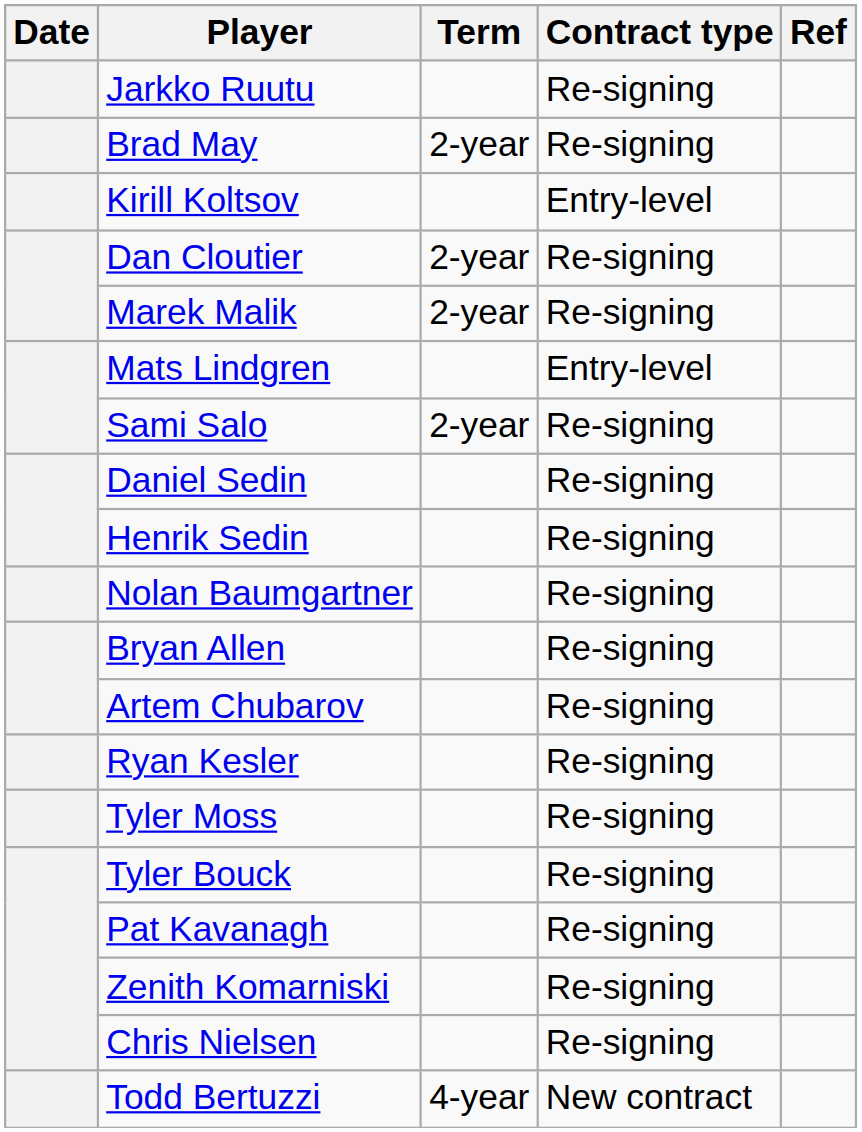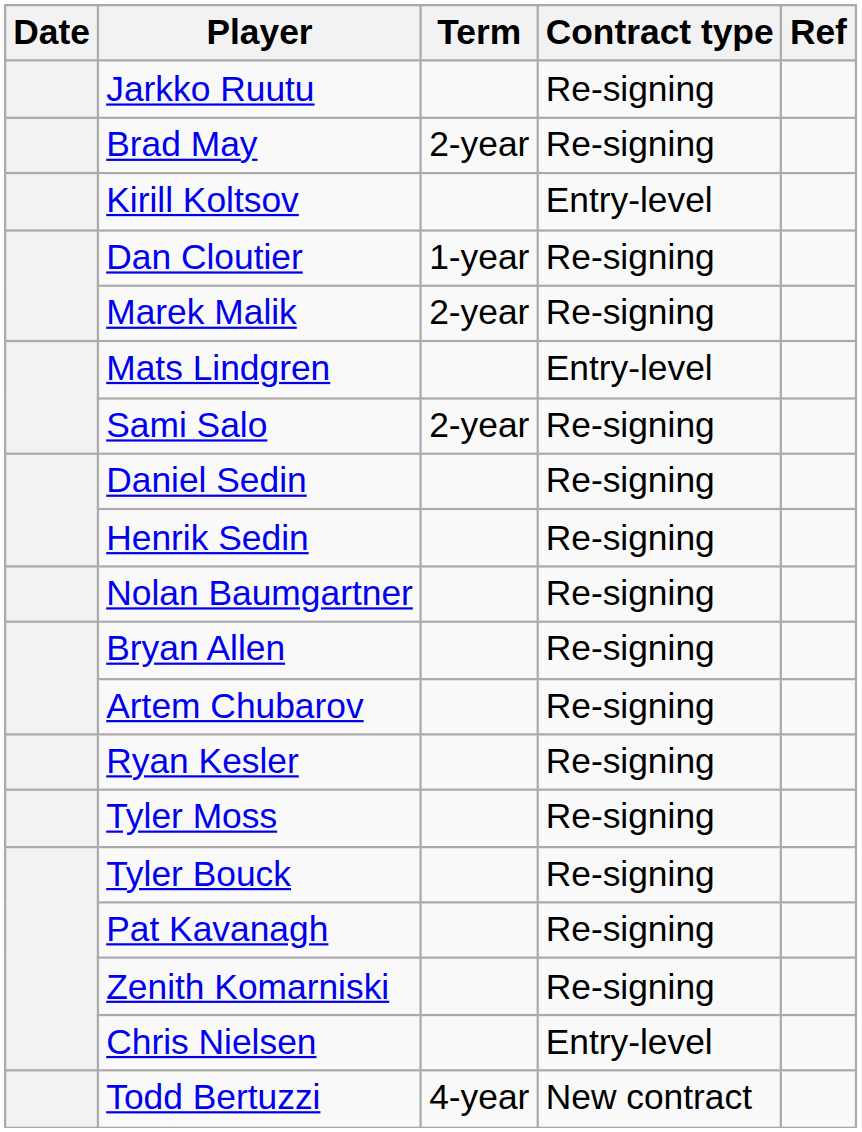(479, 256) 2-year -> (479, 256) 1-year
(630, 1041) Re-signing -> (629, 1041) Entry-level
